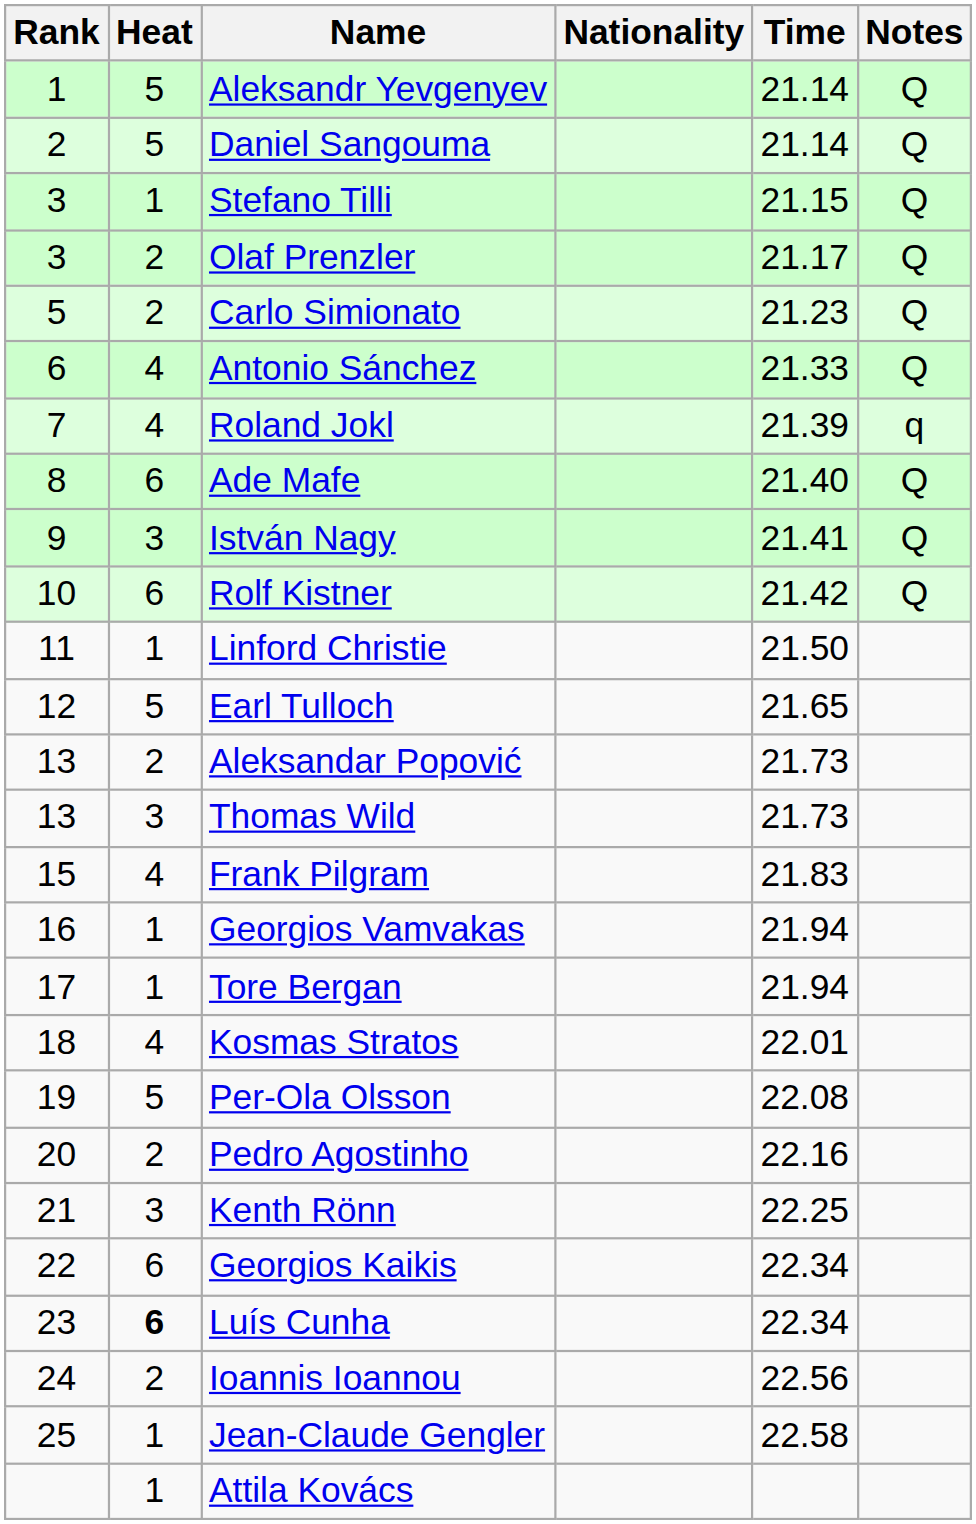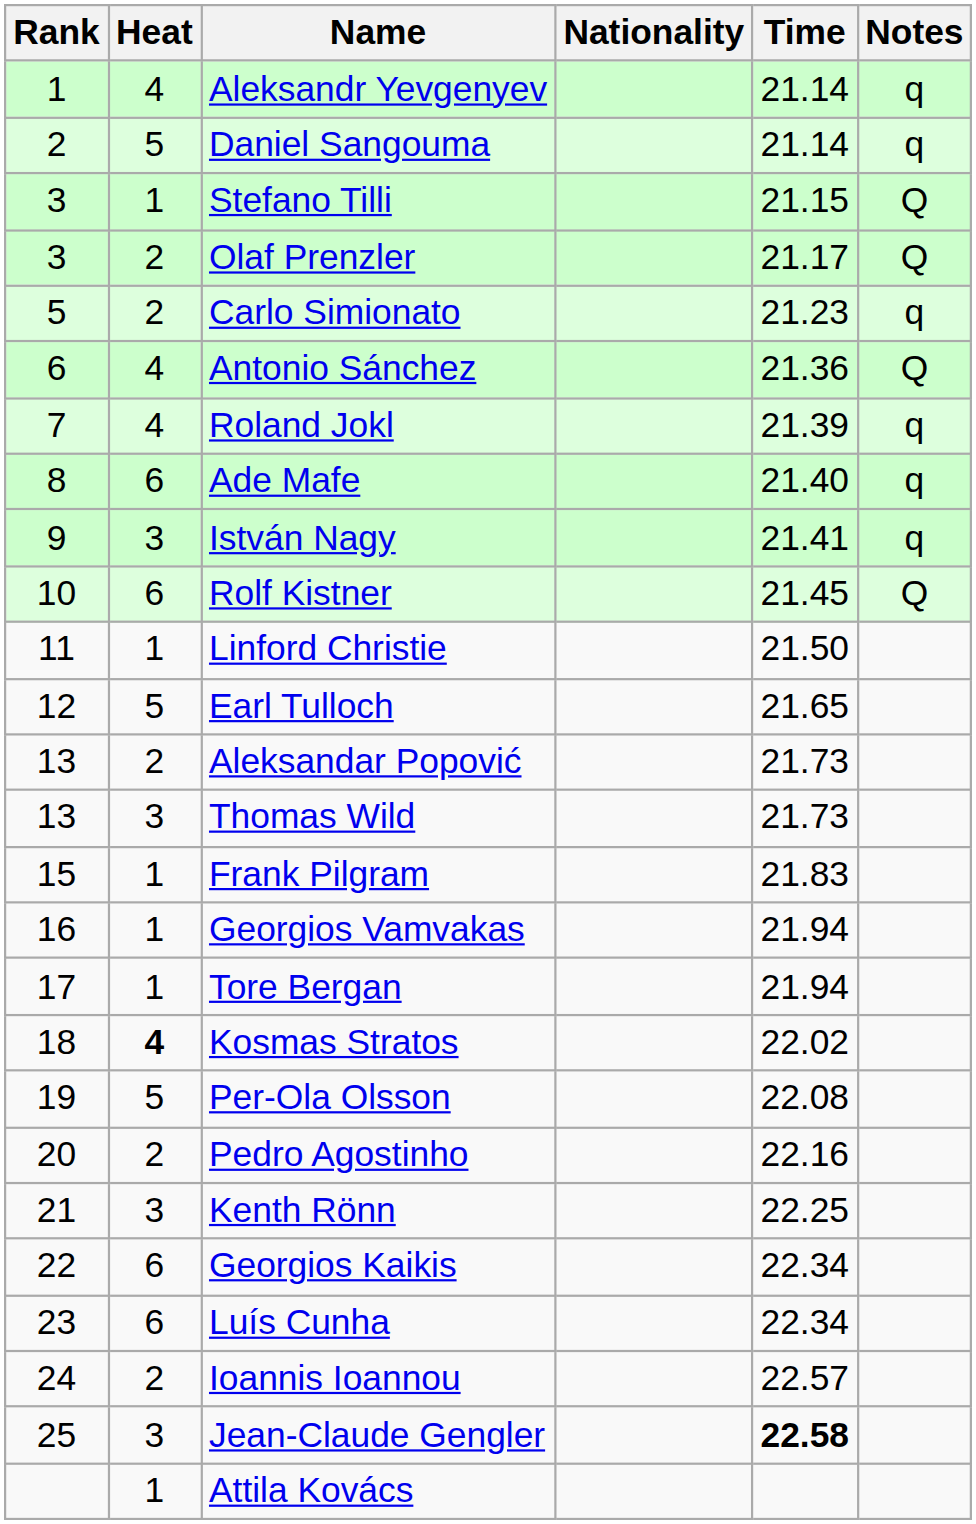(154, 88) 5 -> (154, 88) 4
(914, 88) Q -> (914, 88) q
(914, 144) Q -> (914, 144) q
(914, 312) Q -> (914, 312) q
(805, 369) 21.33 -> (805, 369) 21.36
(914, 481) Q -> (914, 481) q
(914, 537) Q -> (914, 537) q
(805, 593) 21.42 -> (805, 593) 21.45
(154, 873) 4 -> (154, 873) 1
(154, 1041) normal -> (154, 1041) bold
(805, 1041) 22.01 -> (805, 1041) 22.02
(154, 1322) bold -> (154, 1322) normal
(805, 1378) 22.56 -> (805, 1378) 22.57
(154, 1434) 1 -> (154, 1434) 3
(805, 1434) normal -> (805, 1434) bold
